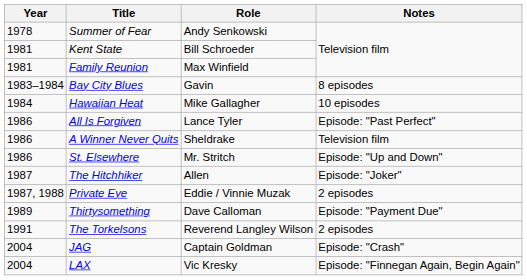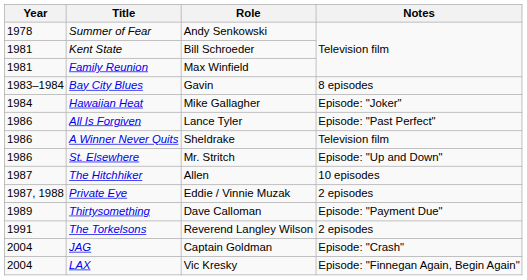(349, 103) 10 episodes -> (360, 103) Episode: "Joker"
(360, 175) Episode: "Joker" -> (349, 175) 10 episodes
